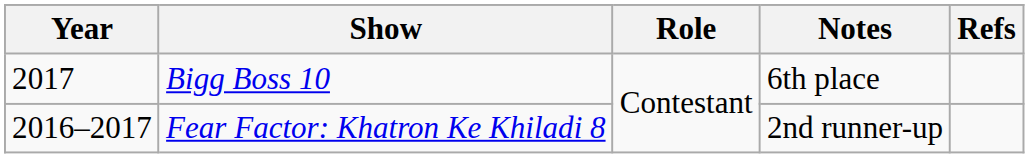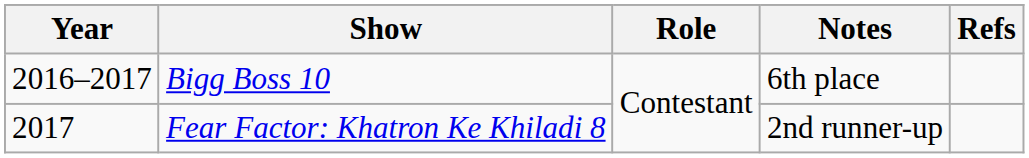(43, 78) 2017 -> (82, 78) 2016–2017
(82, 127) 2016–2017 -> (43, 127) 2017
